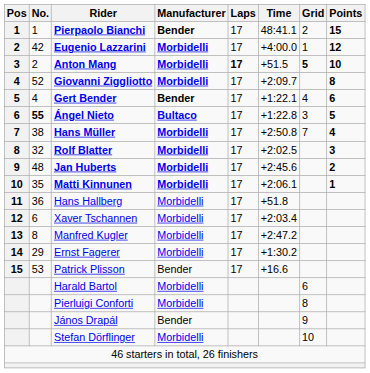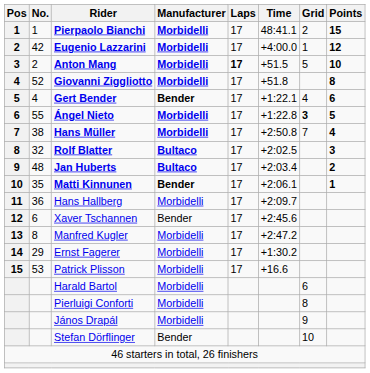(176, 30) Bender -> (183, 30) Morbidelli
(305, 64) bold -> (305, 64) normal
(279, 81) +2:09.7 -> (274, 81) +51.8
(38, 116) bold -> (38, 116) normal
(177, 116) Bultaco -> (183, 116) Morbidelli
(305, 116) normal -> (305, 116) bold
(183, 150) Morbidelli -> (177, 150) Bultaco
(183, 167) Morbidelli -> (177, 167) Bultaco
(279, 167) +2:45.6 -> (279, 167) +2:03.4
(183, 184) Morbidelli -> (176, 184) Bender
(274, 201) +51.8 -> (279, 201) +2:09.7
(180, 218) Morbidelli -> (175, 218) Bender
(279, 218) +2:03.4 -> (279, 218) +2:45.6
(175, 269) Bender -> (180, 269) Morbidelli
(175, 321) Bender -> (180, 321) Morbidelli
(180, 338) Morbidelli -> (175, 338) Bender
